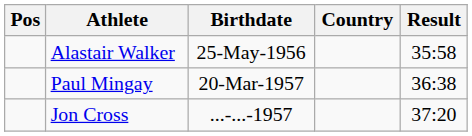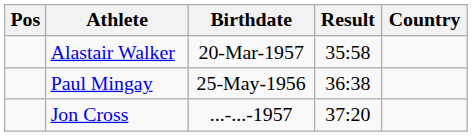columns swapped: (357, 20) <-> (434, 20)
(251, 51) 25-May-1956 -> (251, 51) 20-Mar-1957
(251, 83) 20-Mar-1957 -> (251, 83) 25-May-1956
